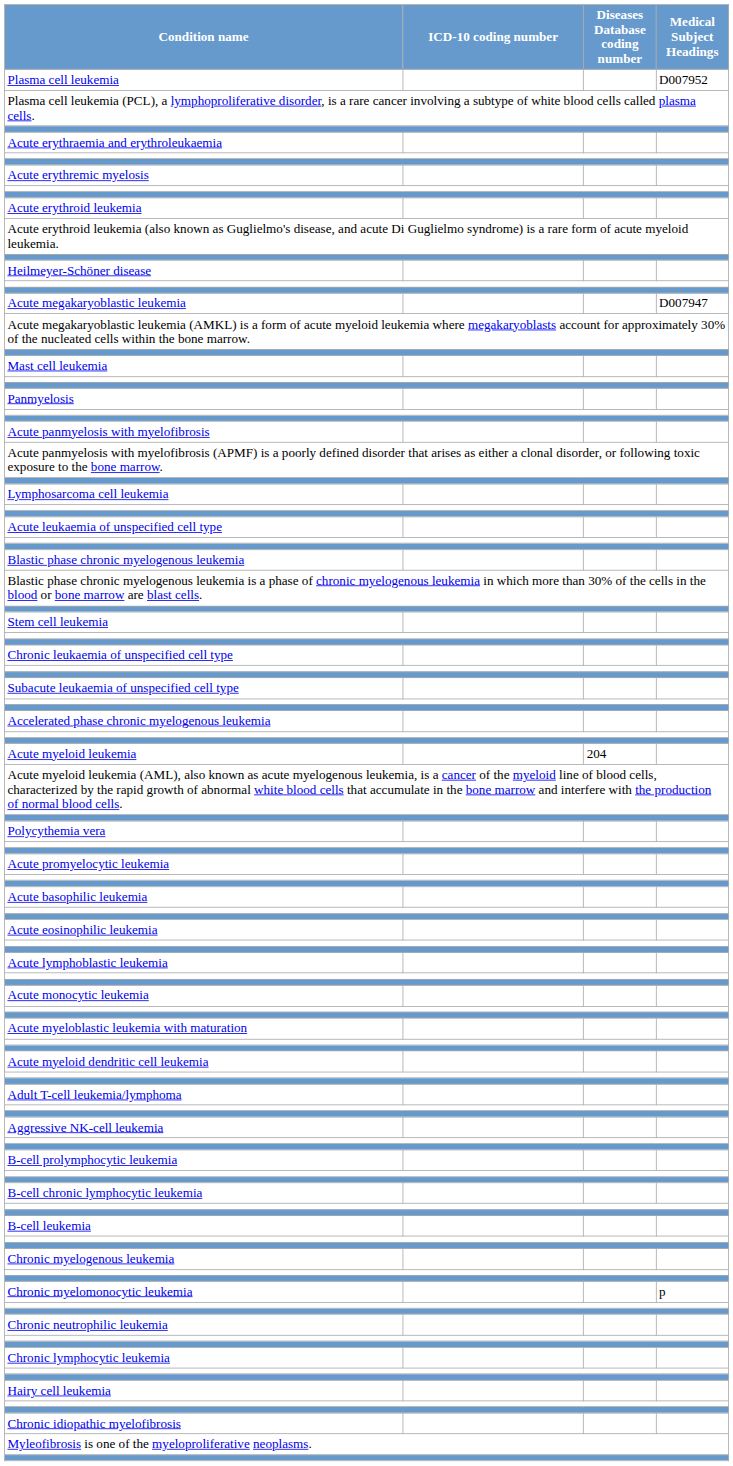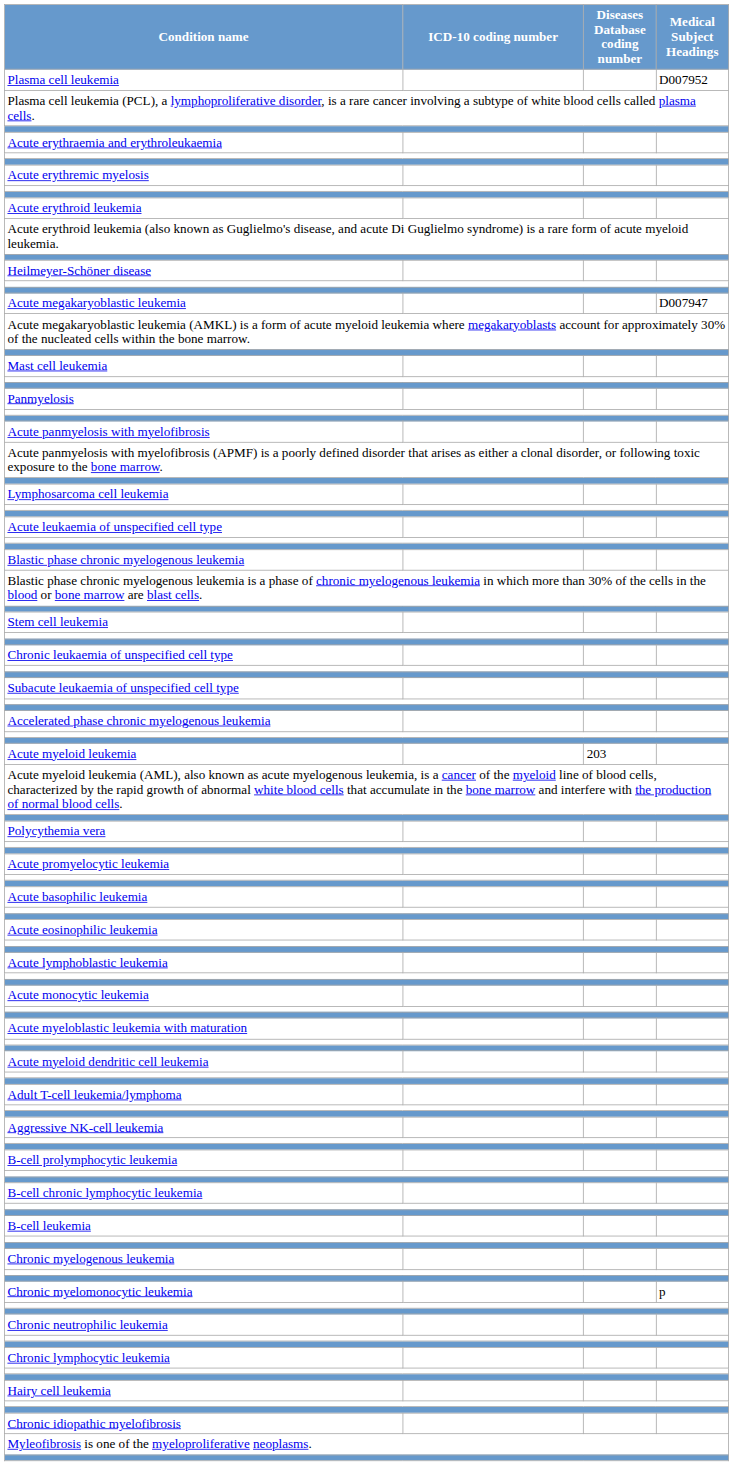(597, 754) 204 -> (597, 754) 203
